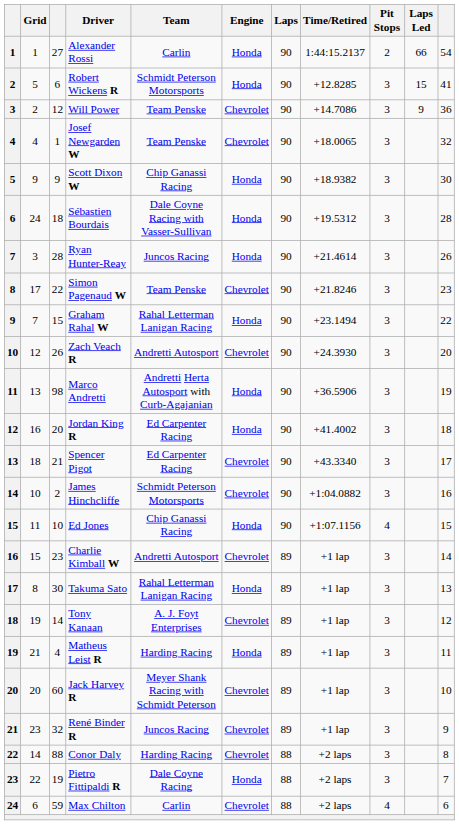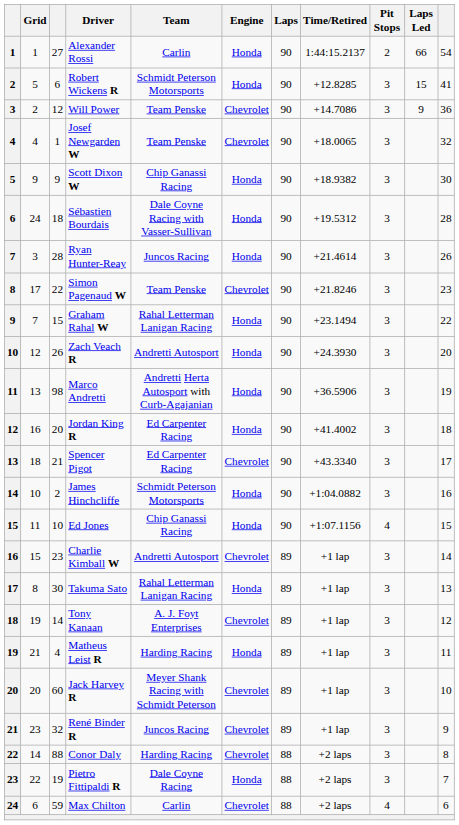(247, 352) Chevrolet -> (247, 352) Honda
(247, 493) Chevrolet -> (247, 493) Honda
